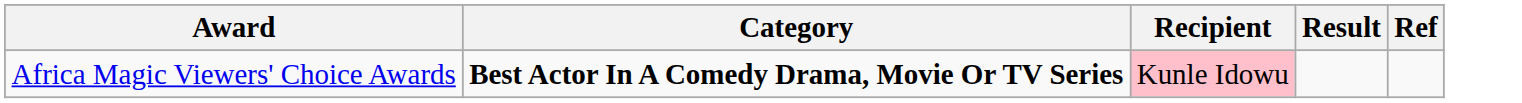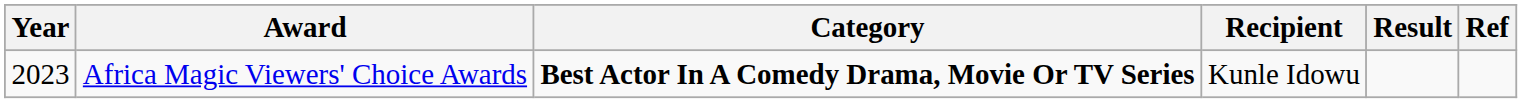+ column: (41, 27)
(1213, 73) pink background -> (1284, 73) no background
